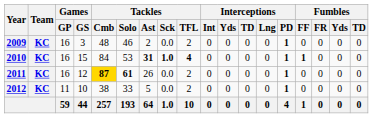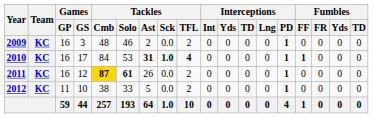(83, 58) 15 -> (83, 58) 17
